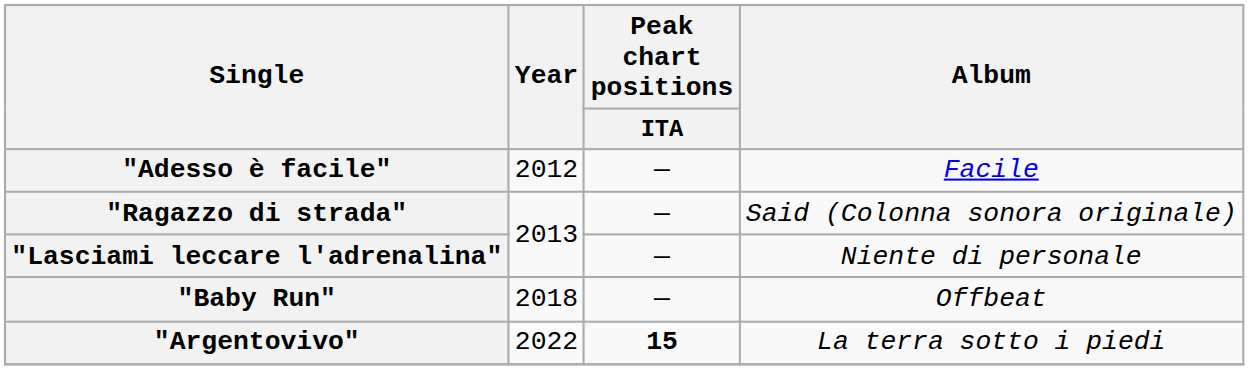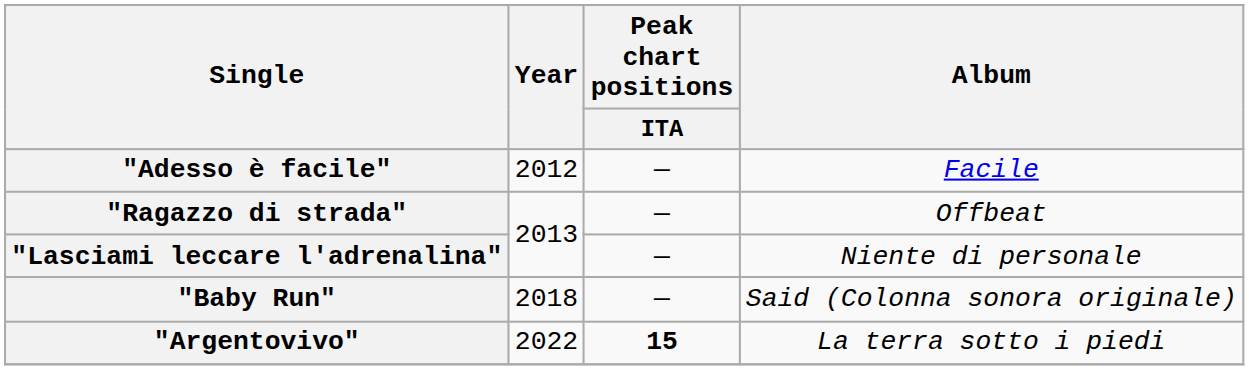(991, 213) Said (Colonna sonora originale) -> (991, 213) Offbeat
(991, 299) Offbeat -> (991, 299) Said (Colonna sonora originale)
